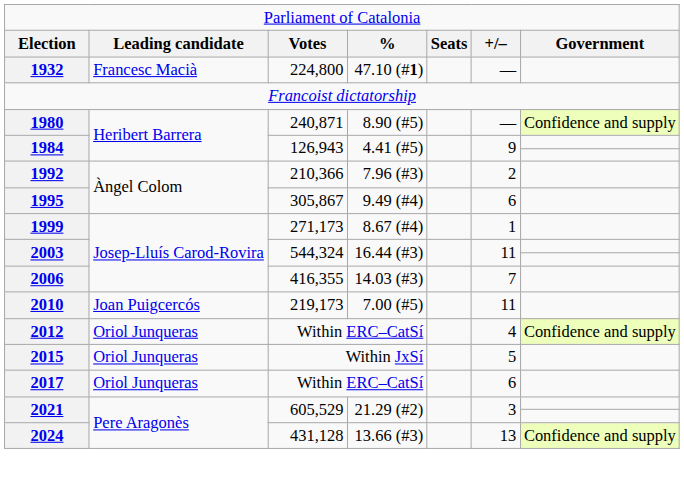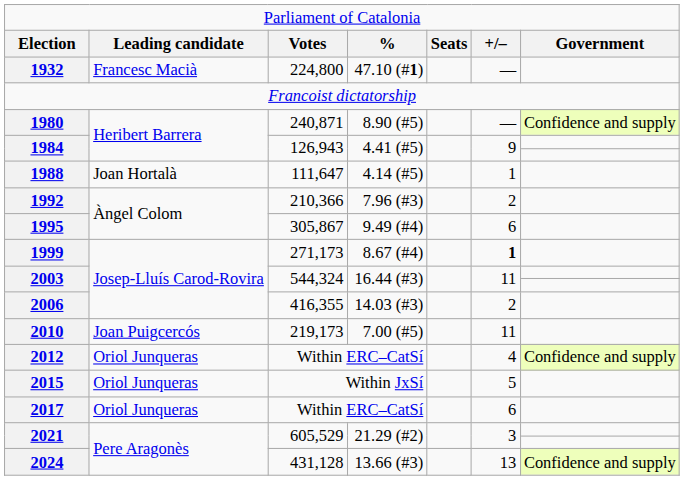+ row: (47, 174)
(512, 226) normal -> (512, 252) bold
(512, 278) 7 -> (512, 305) 2
